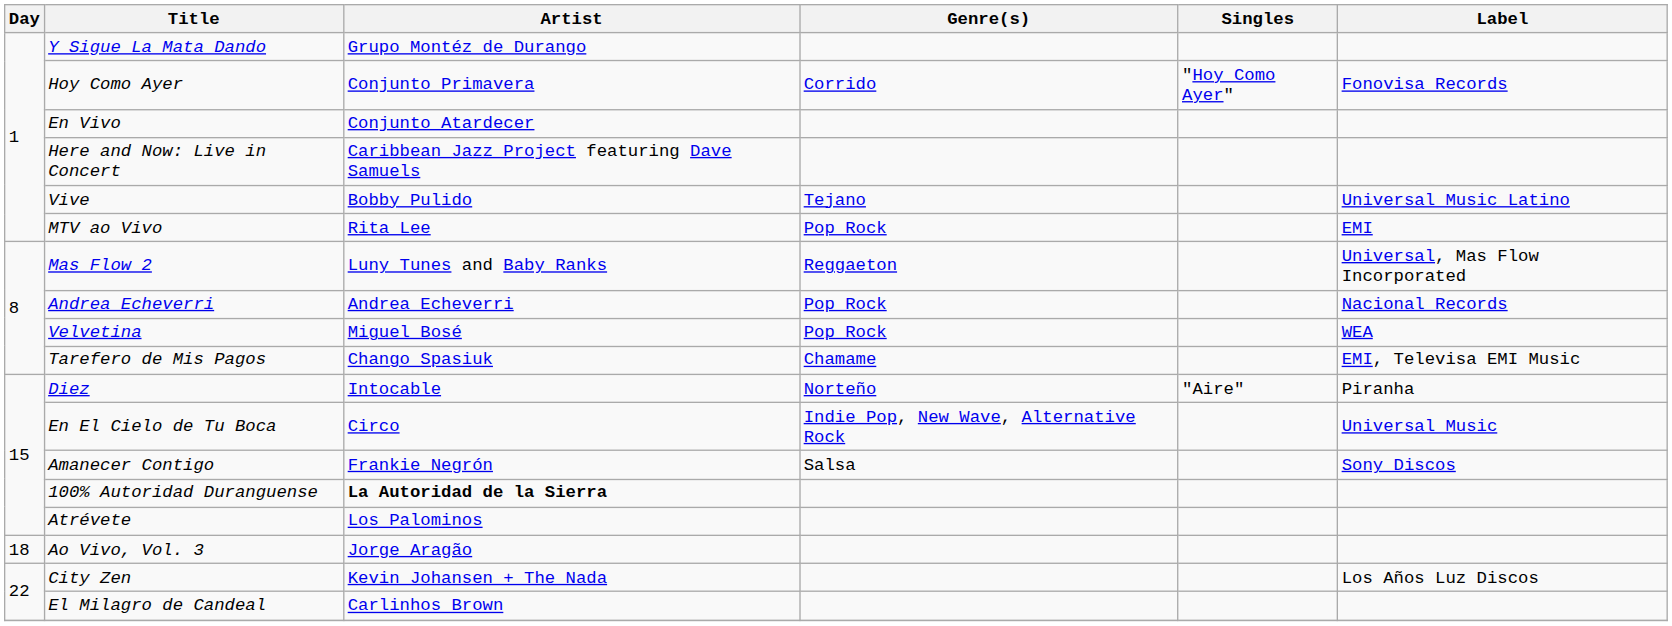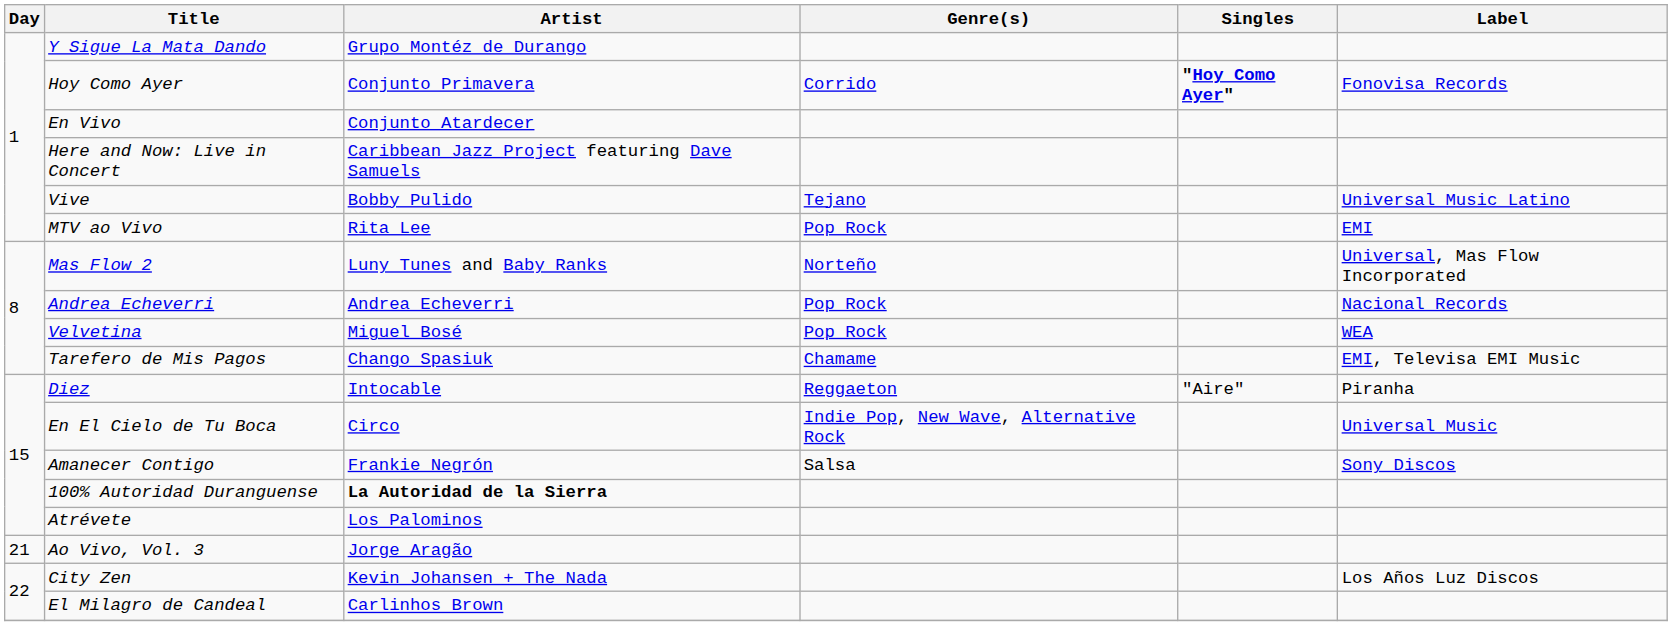(1229, 85) normal -> (1229, 85) bold
(850, 266) Reggaeton -> (840, 266) Norteño
(840, 389) Norteño -> (850, 389) Reggaeton
(19, 549) 18 -> (19, 549) 21
